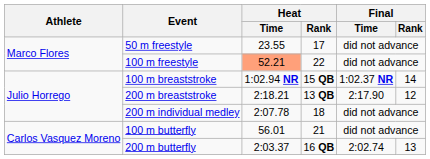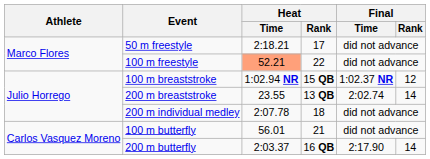(271, 46) 23.55 -> (271, 46) 2:18.21
(410, 80) 14 -> (410, 80) 12
(271, 96) 2:18.21 -> (271, 96) 23.55
(366, 96) 2:17.90 -> (366, 96) 2:02.74
(410, 96) 12 -> (410, 96) 14
(366, 147) 2:02.74 -> (366, 147) 2:17.90
(410, 147) 13 -> (410, 147) 14
